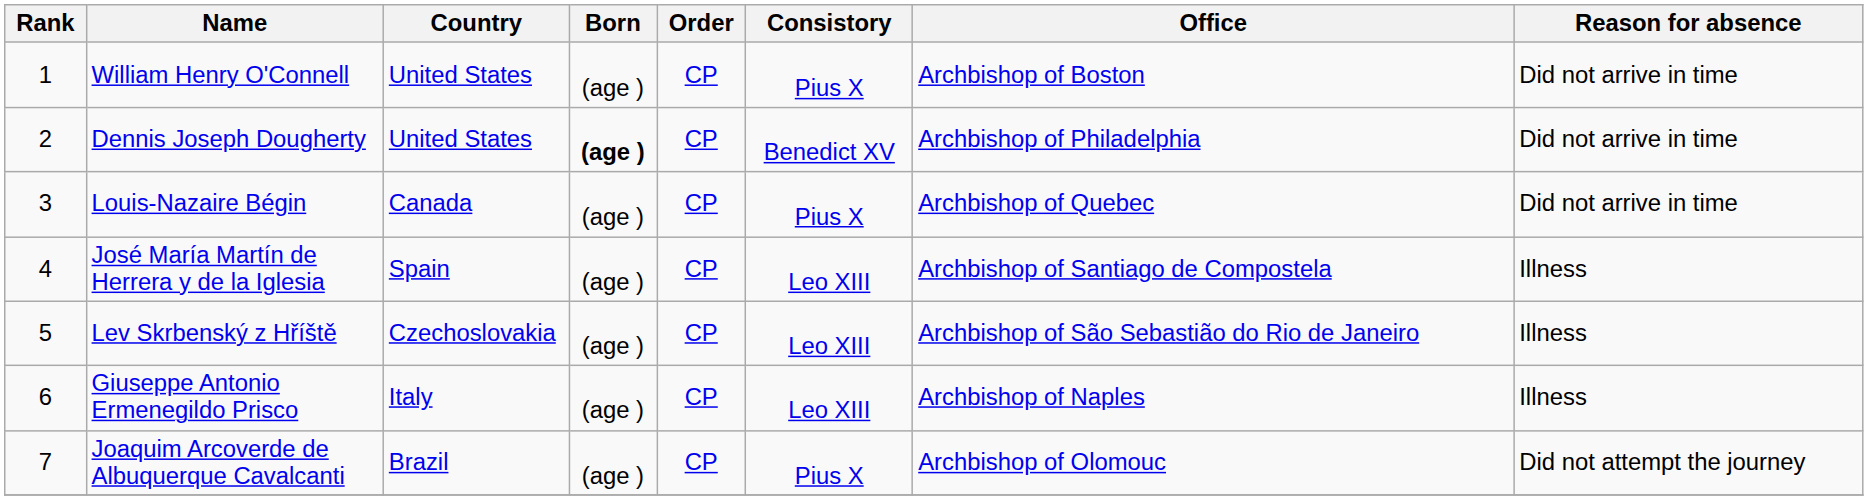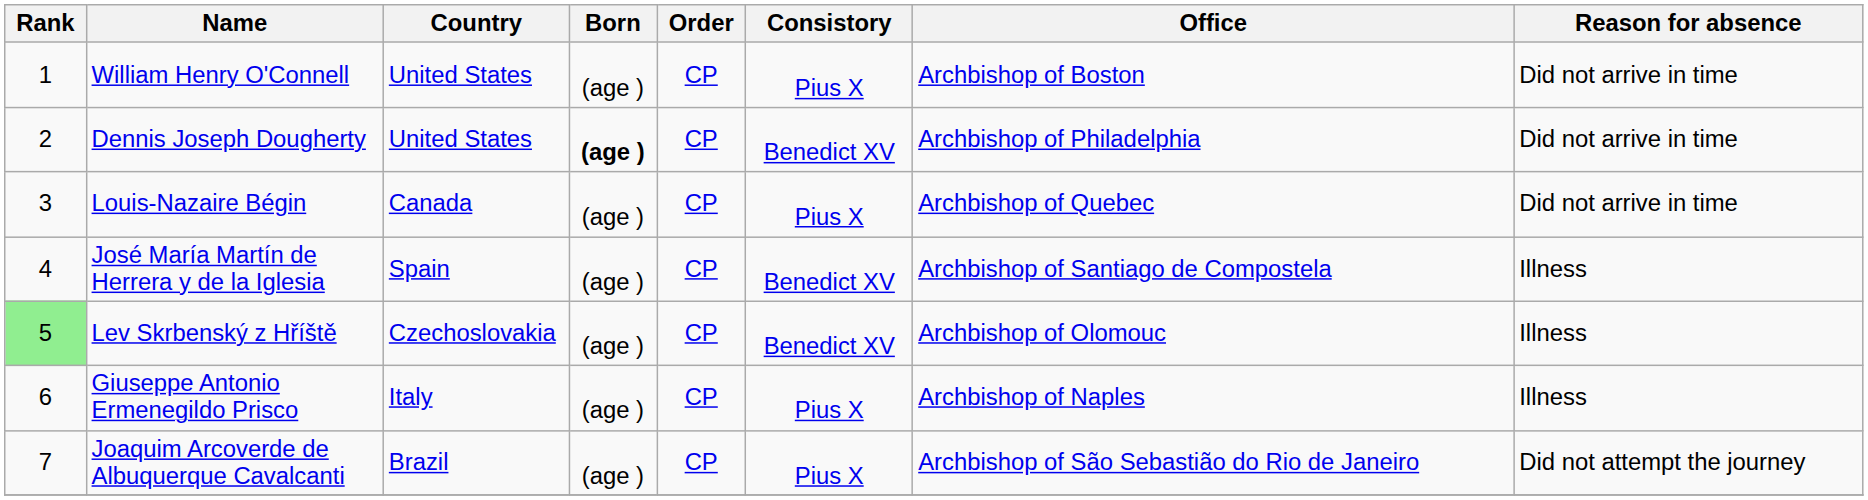(829, 281) Leo XIII -> (829, 281) Benedict XV
(45, 333) no background -> (45, 333) lightgreen background
(829, 346) Leo XIII -> (829, 346) Benedict XV
(1169, 333) Archbishop of São Sebastião do Rio de Janeiro -> (1042, 333) Archbishop of Olomouc
(829, 411) Leo XIII -> (829, 411) Pius X
(1042, 462) Archbishop of Olomouc -> (1169, 462) Archbishop of São Sebastião do Rio de Janeiro
